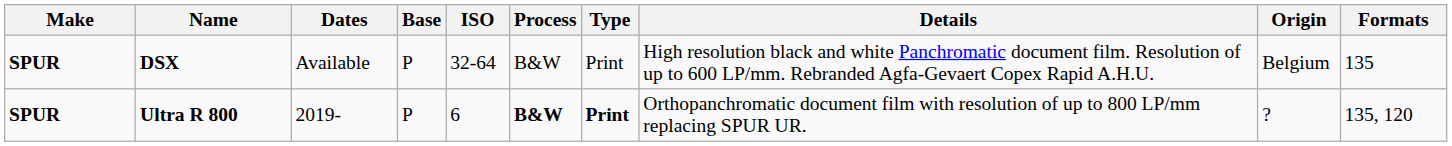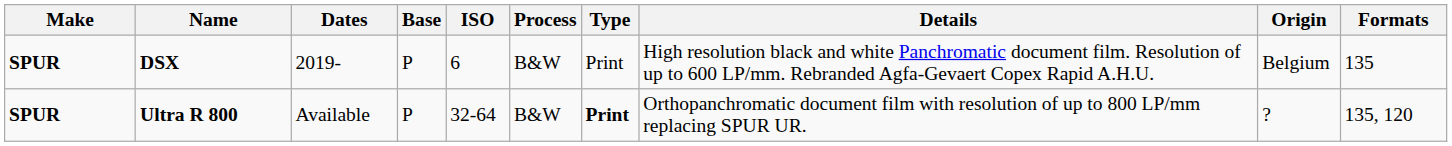(333, 61) Available -> (318, 61) 2019-
(473, 61) 32-64 -> (455, 61) 6
(318, 114) 2019- -> (333, 114) Available
(455, 114) 6 -> (473, 114) 32-64
(538, 114) bold -> (537, 114) normal
